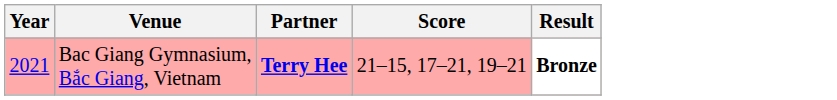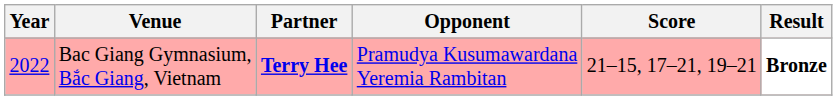+ column: (467, 21)
(29, 66) 2021 -> (29, 66) 2022
